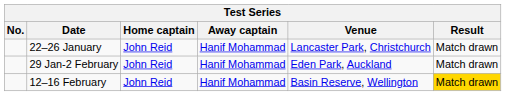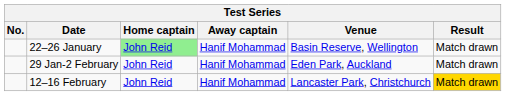(148, 47) no background -> (148, 47) lightgreen background
(361, 47) Lancaster Park, Christchurch -> (354, 47) Basin Reserve, Wellington
(354, 82) Basin Reserve, Wellington -> (361, 82) Lancaster Park, Christchurch
